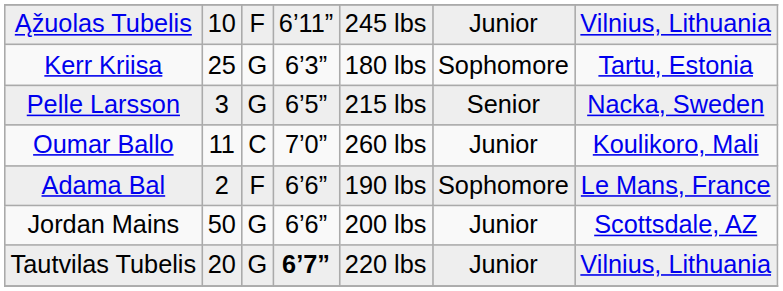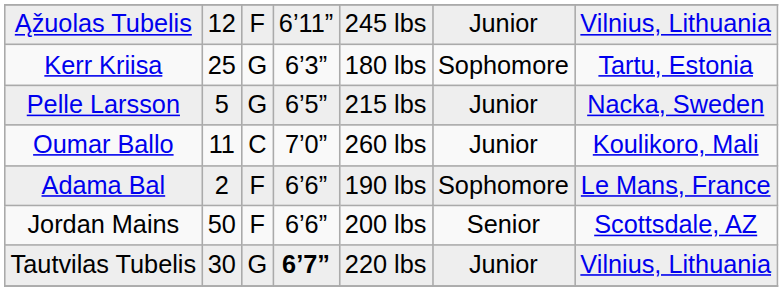(222, 24) 10 -> (222, 24) 12
(222, 104) 3 -> (222, 104) 5
(503, 104) Senior -> (503, 104) Junior
(257, 225) G -> (257, 225) F
(503, 225) Junior -> (503, 225) Senior
(222, 265) 20 -> (222, 265) 30
